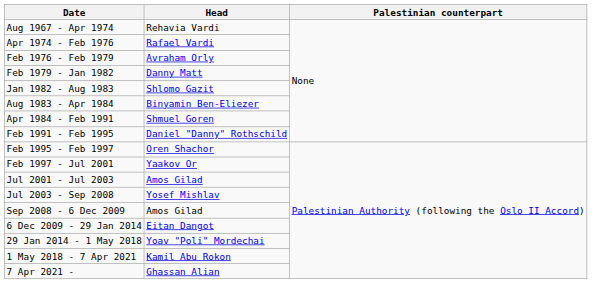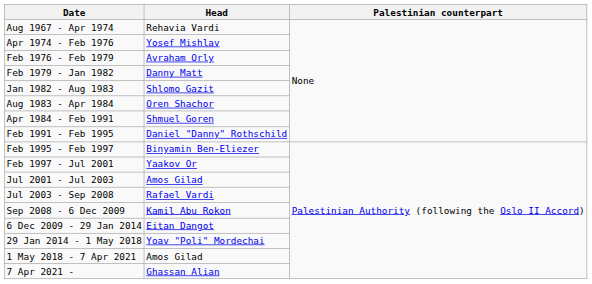(180, 42) Rafael Vardi -> (183, 42) Yosef Mishlav
(203, 104) Binyamin Ben-Eliezer -> (180, 104) Oren Shachor
(180, 149) Oren Shachor -> (203, 149) Binyamin Ben-Eliezer
(183, 195) Yosef Mishlav -> (180, 195) Rafael Vardi
(174, 210) Amos Gilad -> (189, 210) Kamil Abu Rokon
(189, 256) Kamil Abu Rokon -> (174, 256) Amos Gilad
